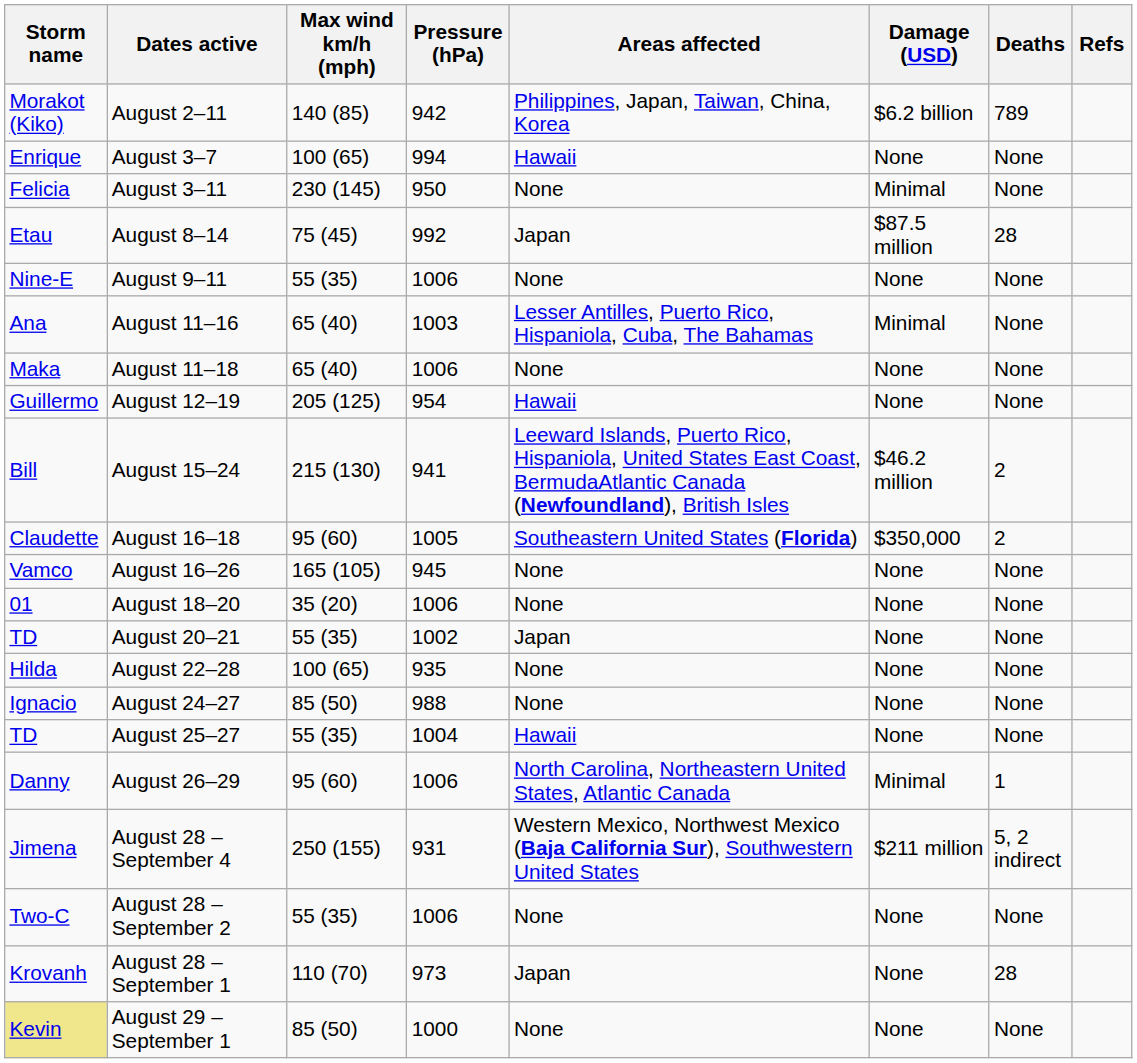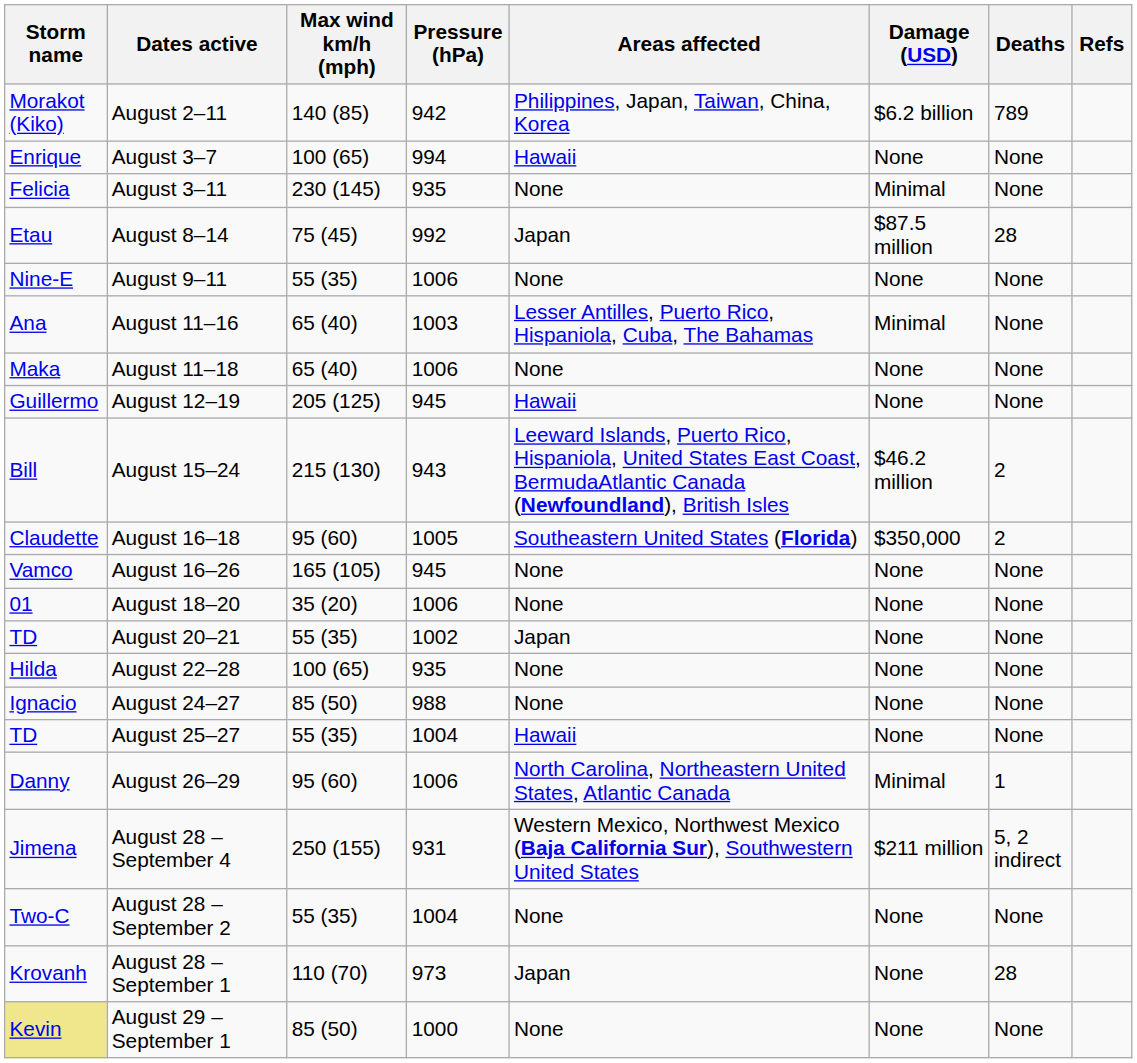(429, 190) 950 -> (429, 190) 935
(429, 401) 954 -> (429, 401) 945
(429, 469) 941 -> (429, 469) 943
(435, 916) 1006 -> (435, 916) 1004
